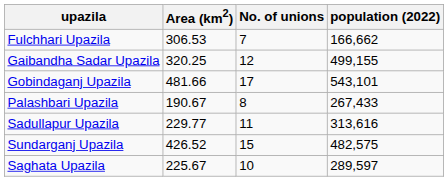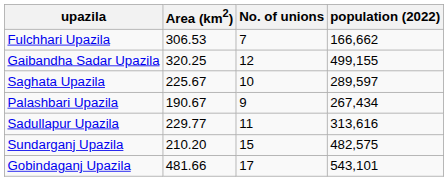rows swapped: (69, 81) <-> (56, 166)
(243, 102) 8 -> (243, 102) 9
(354, 102) 267,433 -> (354, 102) 267,434
(186, 144) 426.52 -> (186, 144) 210.20
